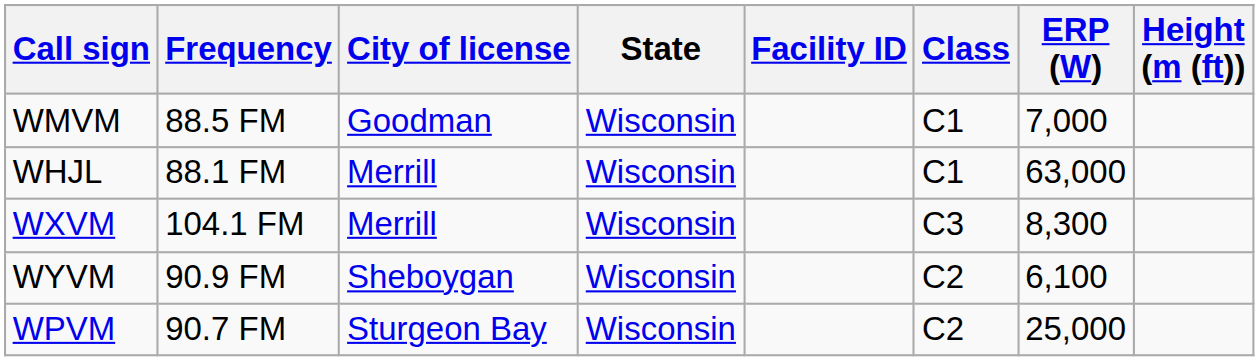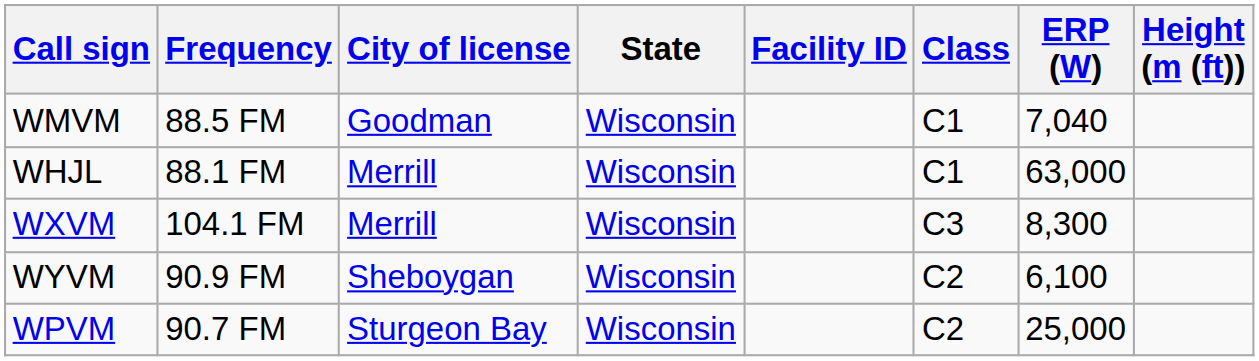(1066, 119) 7,000 -> (1066, 119) 7,040
